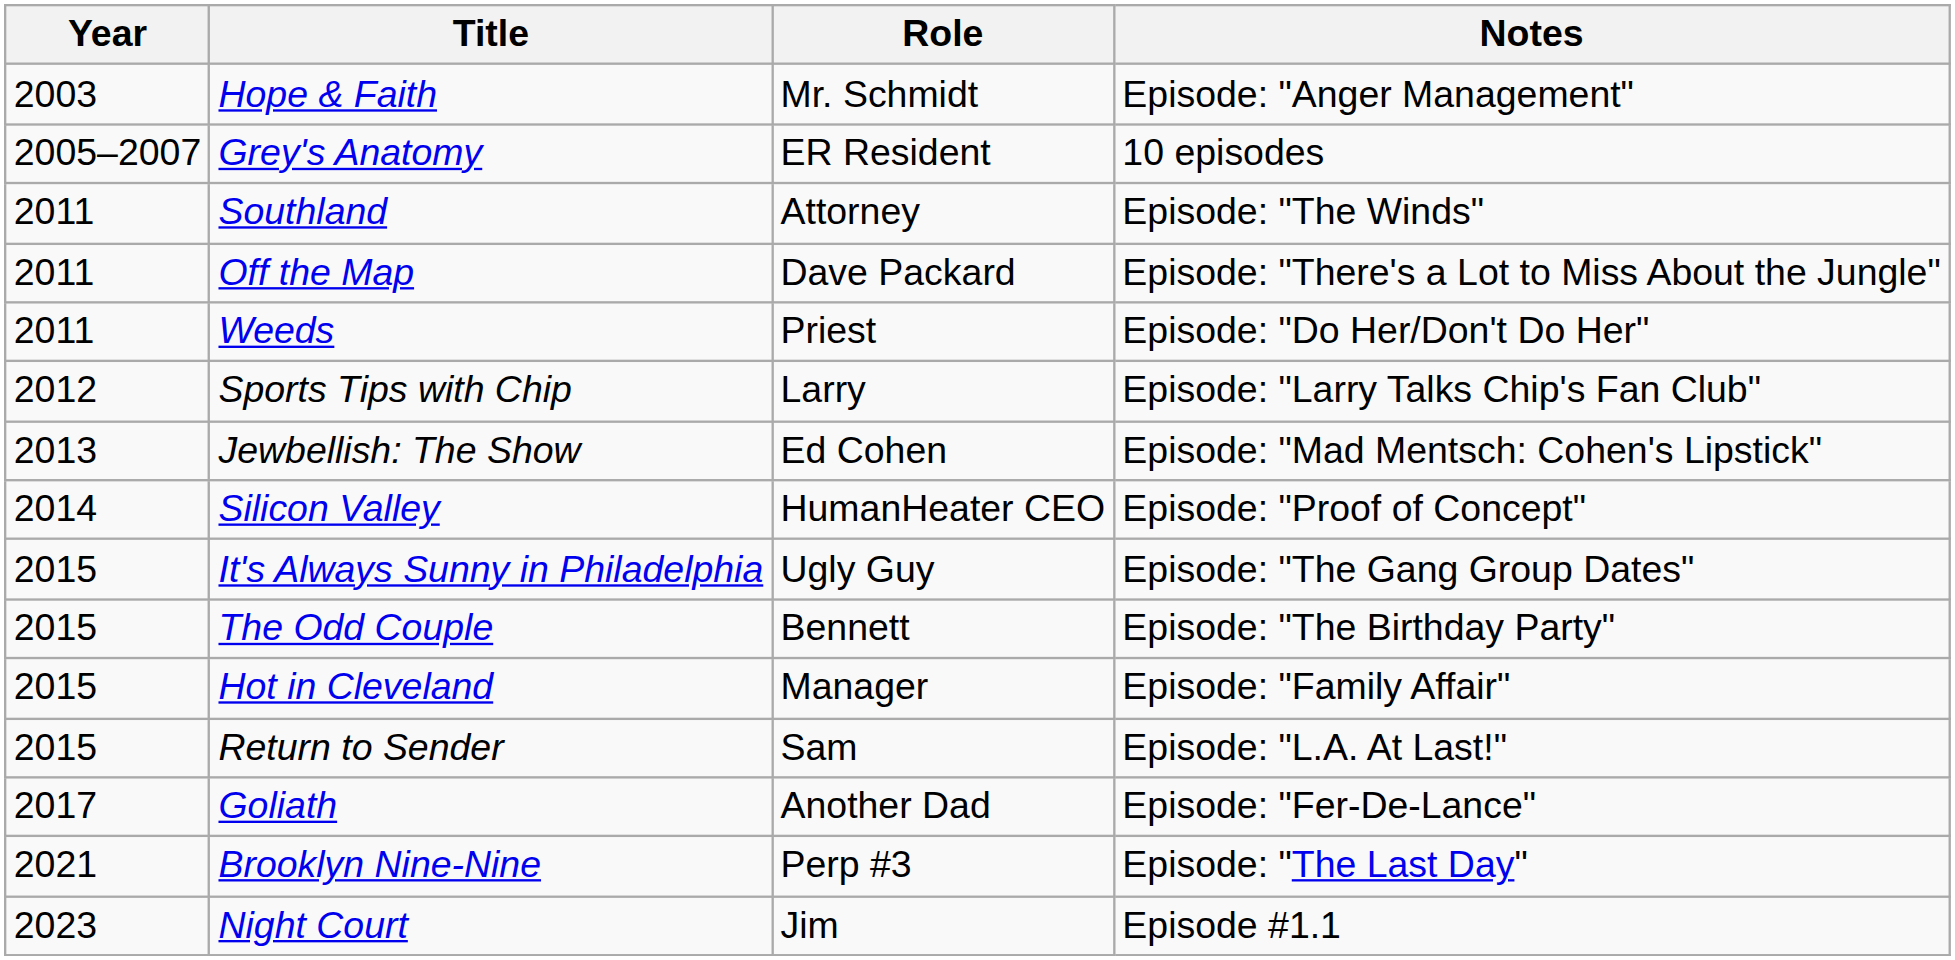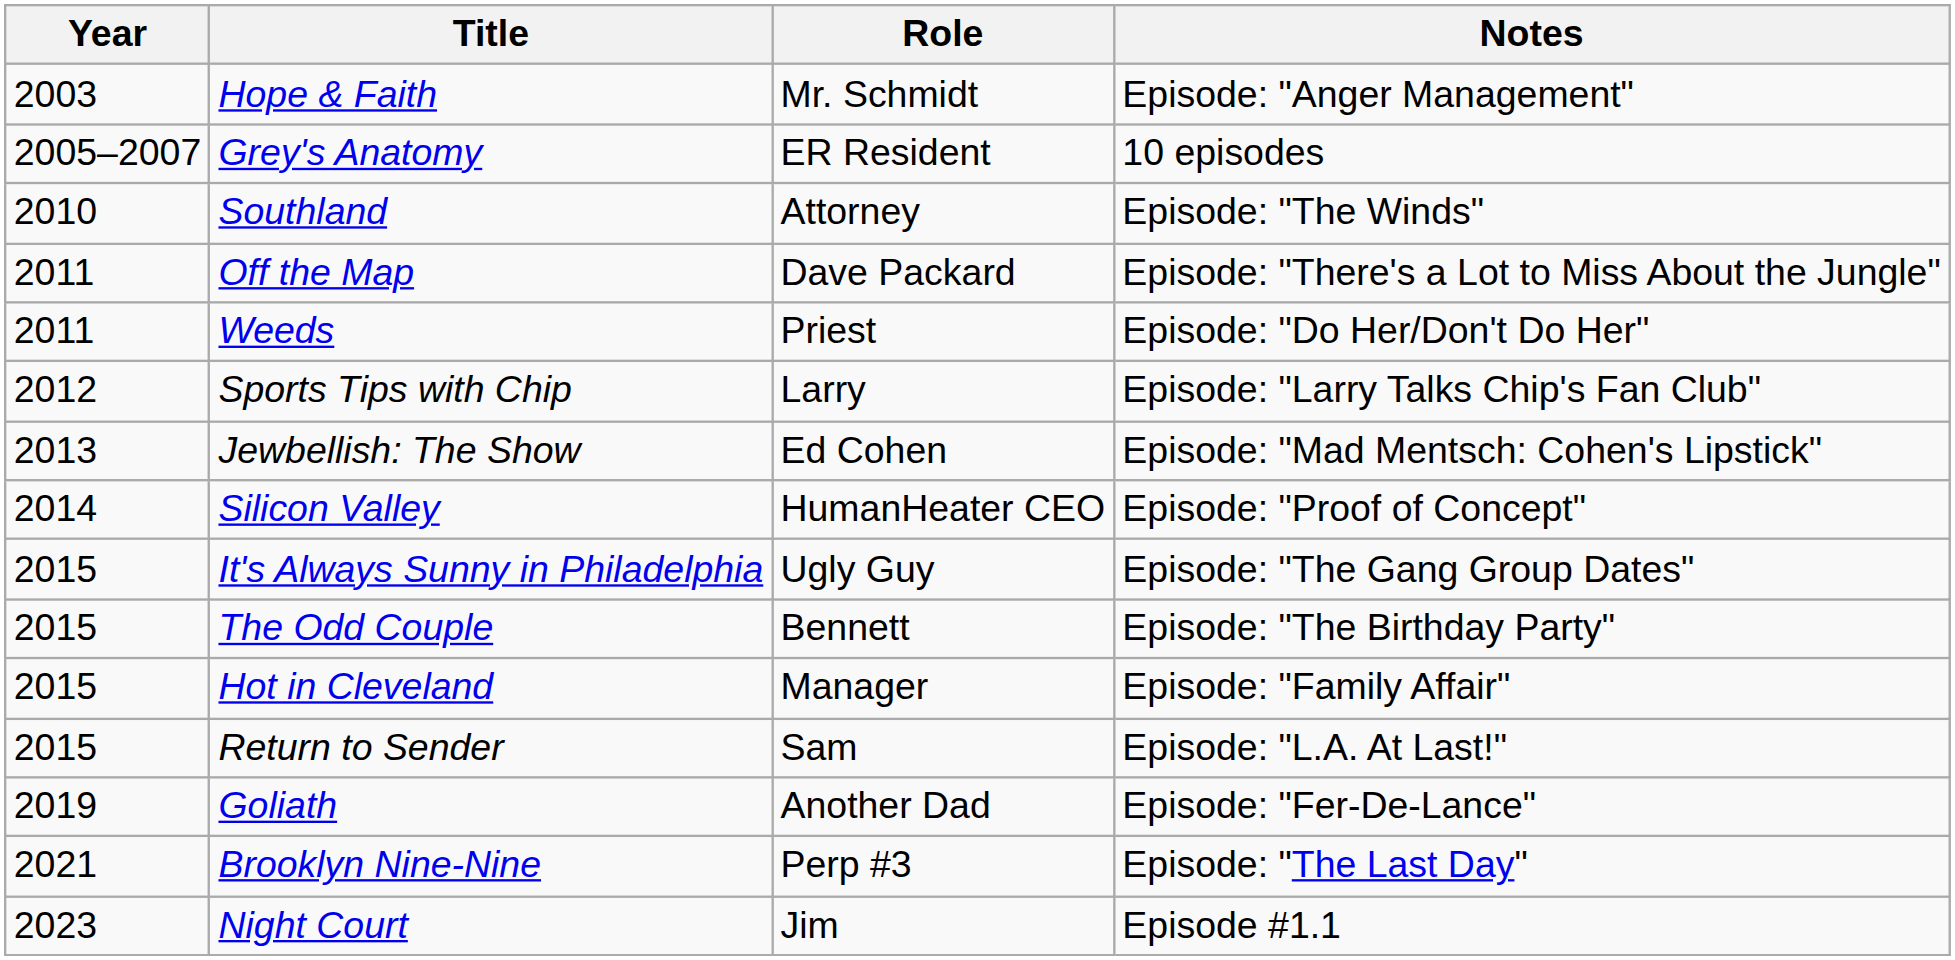(54, 212) 2011 -> (55, 212) 2010
(55, 806) 2017 -> (55, 806) 2019
